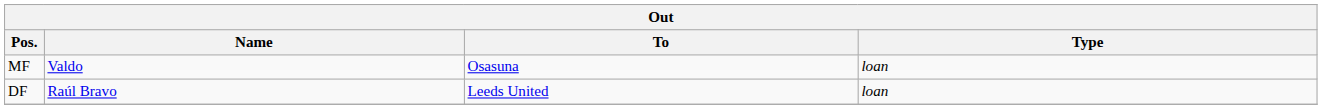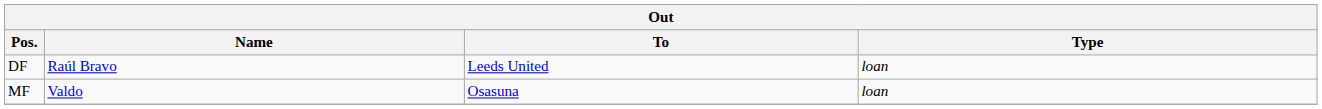rows swapped: (18, 92) <-> (19, 67)
